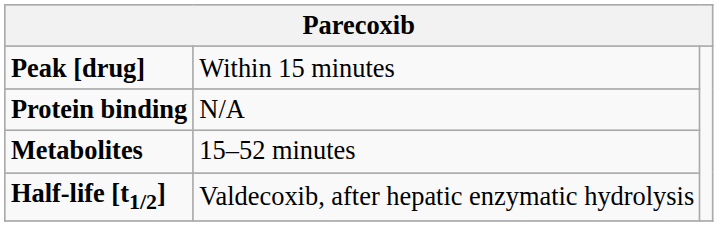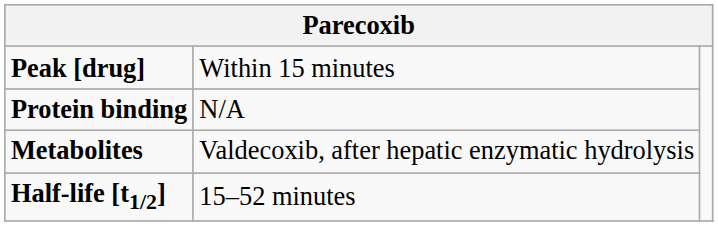(277, 151) 15–52 minutes -> (447, 151) Valdecoxib, after hepatic enzymatic hydrolysis
(447, 196) Valdecoxib, after hepatic enzymatic hydrolysis -> (277, 196) 15–52 minutes
